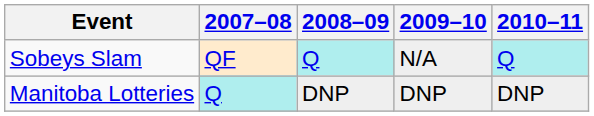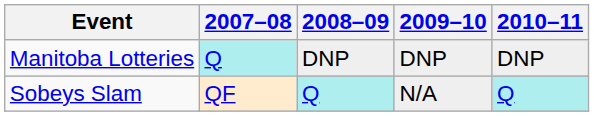rows swapped: (76, 57) <-> (102, 93)
